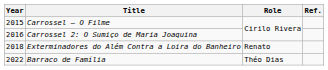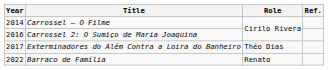(15, 22) 2015 -> (15, 22) 2014
(15, 47) 2018 -> (15, 47) 2017
(257, 47) Renato -> (264, 47) Théo Dias
(264, 59) Théo Dias -> (257, 59) Renato
